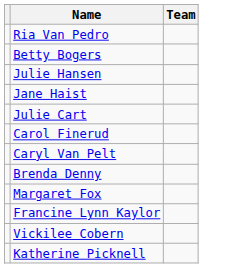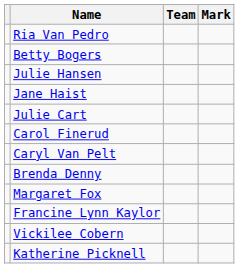+ column: (216, 14)
